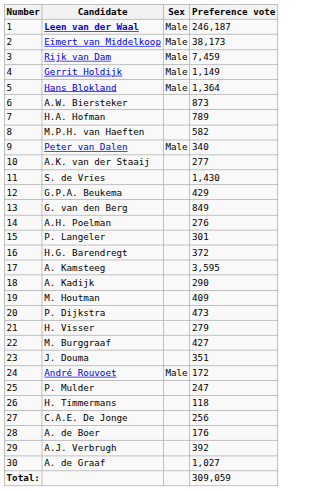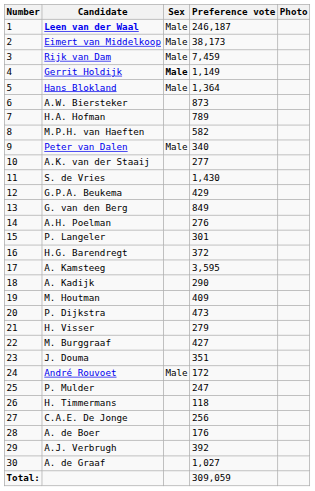+ column: (294, 12)
(177, 72) normal -> (177, 72) bold
